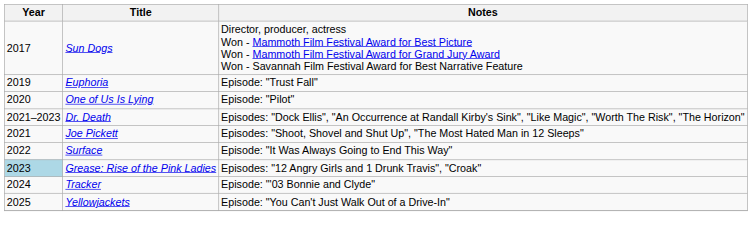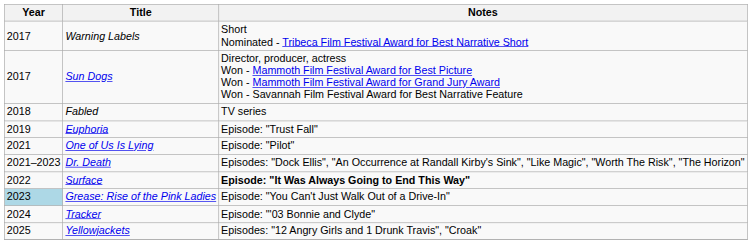+ row: (103, 36)
+ row: (82, 112)
(19, 100) 2020 -> (19, 146) 2021
- row: (92, 134)
(337, 151) normal -> (346, 180) bold
(351, 168) Episodes: "12 Angry Girls and 1 Drunk Travis", "Croak" -> (335, 197) Episode: "You Can't Just Walk Out of a Drive-In"
(335, 202) Episode: "You Can't Just Walk Out of a Drive-In" -> (351, 231) Episodes: "12 Angry Girls and 1 Drunk Travis", "Croak"
